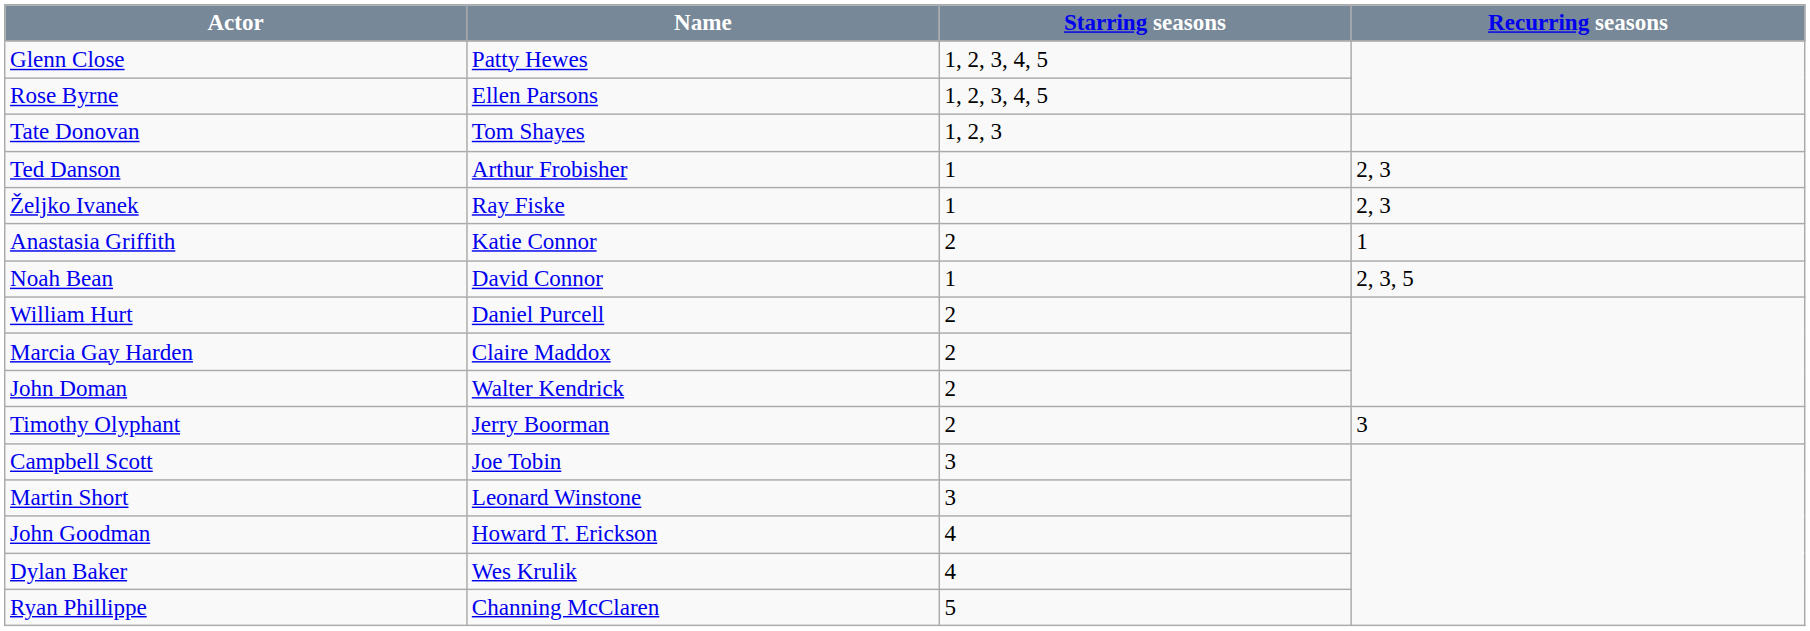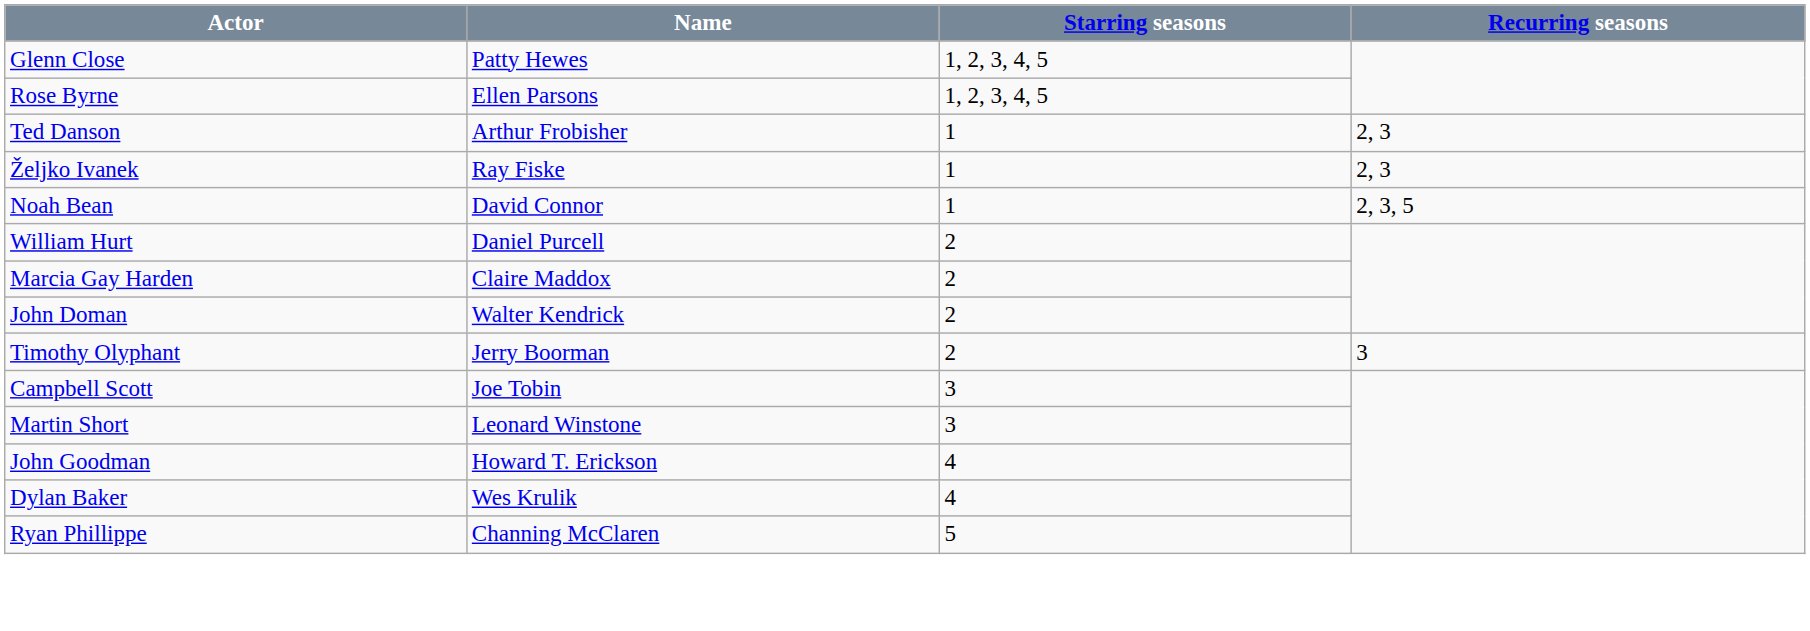- row: (75, 132)
- row: (93, 242)
